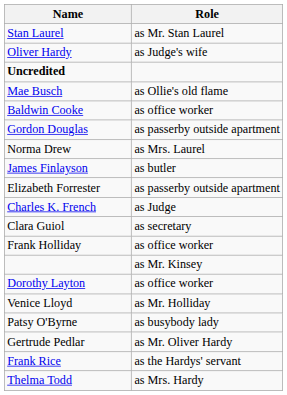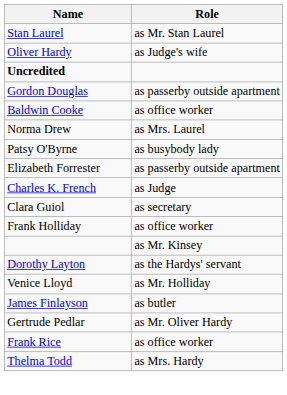- row: (35, 91)
rows swapped: (45, 110) <-> (48, 129)
rows swapped: (48, 168) <-> (42, 322)
(174, 284) as office worker -> (188, 264) as the Hardys' servant
(188, 361) as the Hardys' servant -> (174, 341) as office worker
